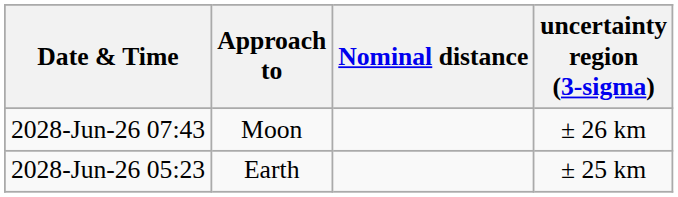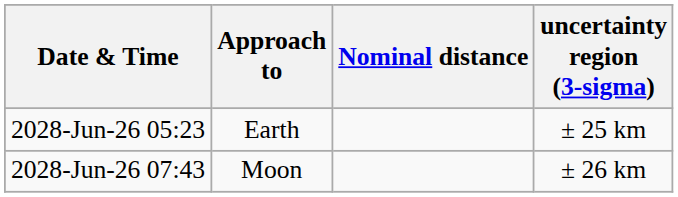rows swapped: (108, 171) <-> (108, 128)
